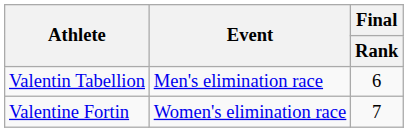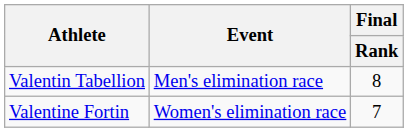(377, 81) 6 -> (377, 81) 8
